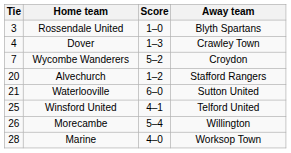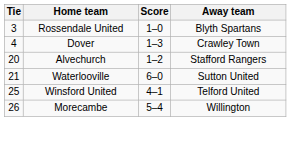- row: (81, 60)
- row: (81, 140)
